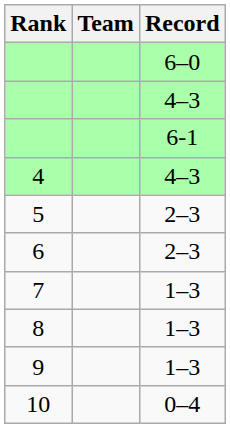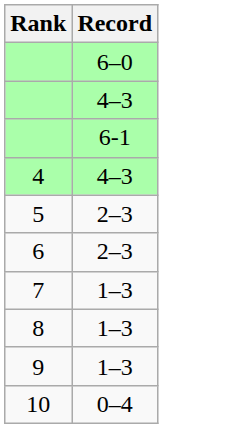- column: (106, 23)
